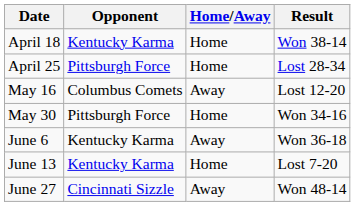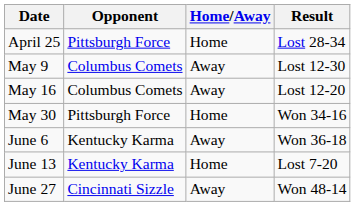- row: (34, 41)
+ row: (28, 66)
